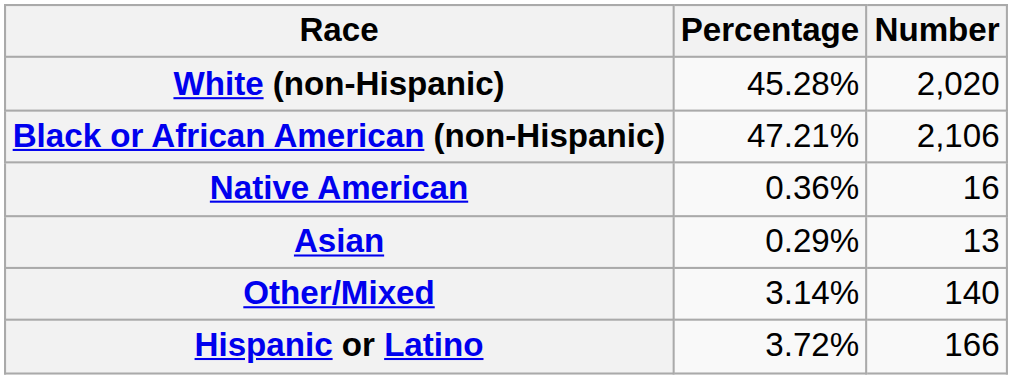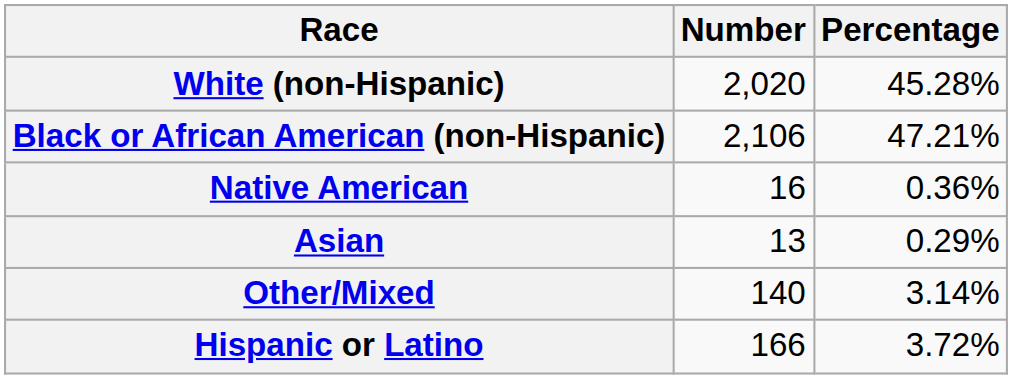columns swapped: (937, 30) <-> (770, 30)
